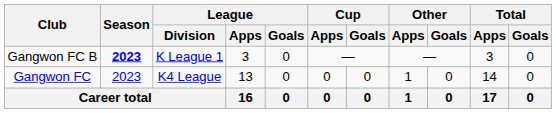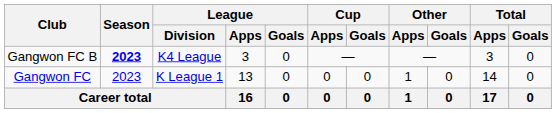(189, 56) K League 1 -> (189, 56) K4 League
(189, 77) K4 League -> (189, 77) K League 1
